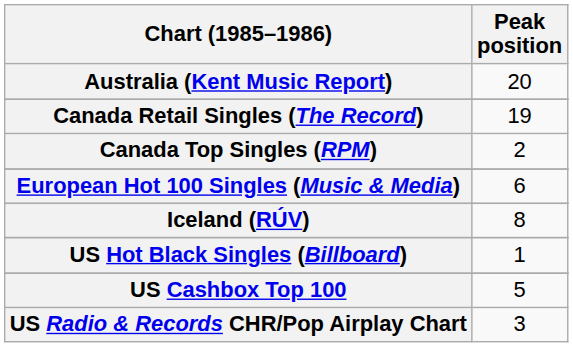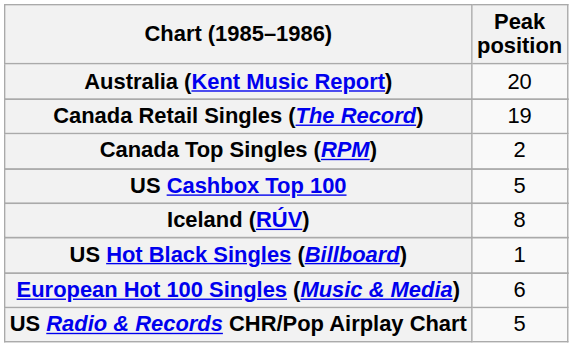rows swapped: (238, 185) <-> (238, 289)
(520, 324) 3 -> (520, 324) 5
